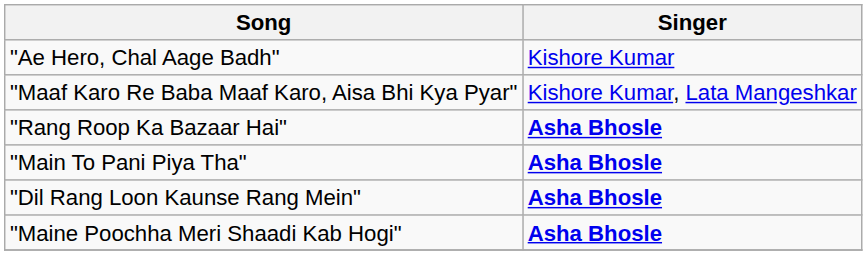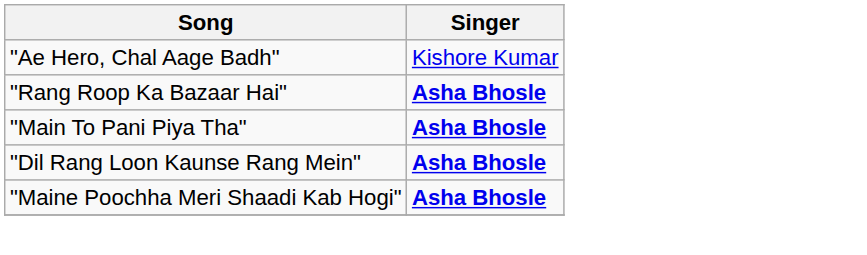- row: (264, 93)
